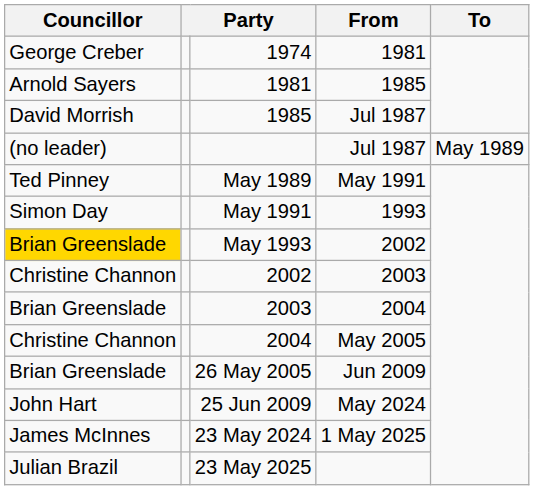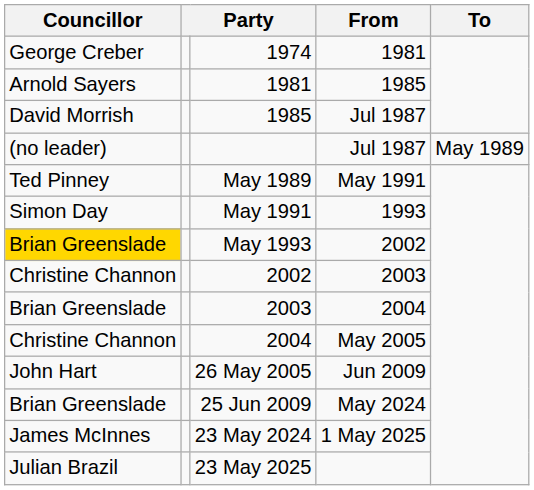(88, 372) Brian Greenslade -> (53, 372) John Hart
(53, 404) John Hart -> (88, 404) Brian Greenslade
